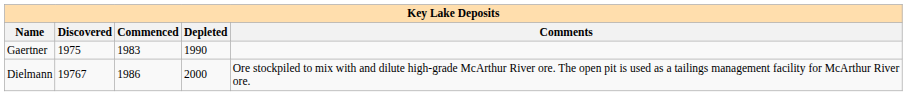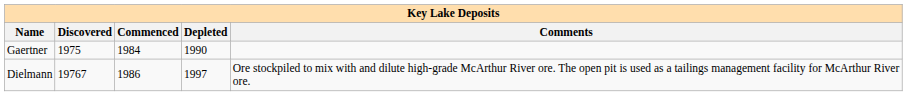(129, 50) 1983 -> (129, 50) 1984
(195, 74) 2000 -> (195, 74) 1997
